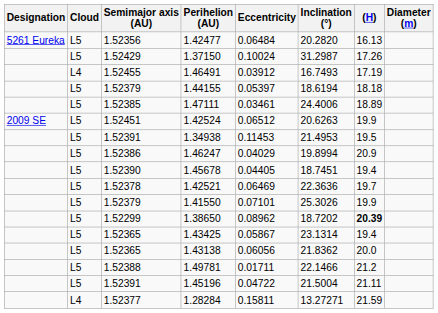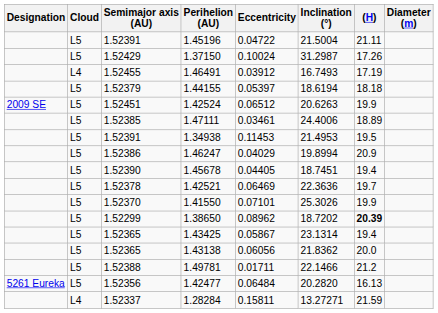rows swapped: (202, 40) <-> (202, 283)
rows swapped: (201, 105) <-> (202, 121)
(122, 202) 1.52379 -> (122, 202) 1.52370
(122, 300) 1.52377 -> (122, 300) 1.52337
